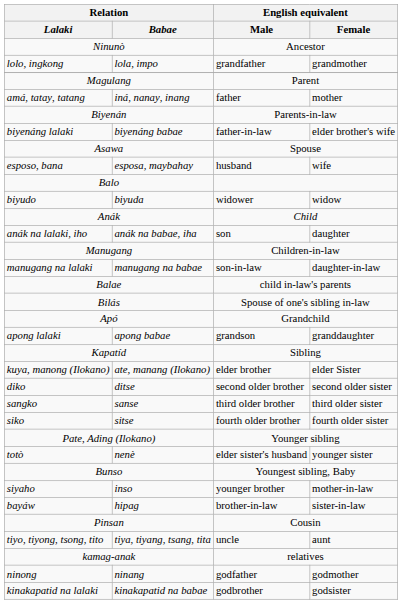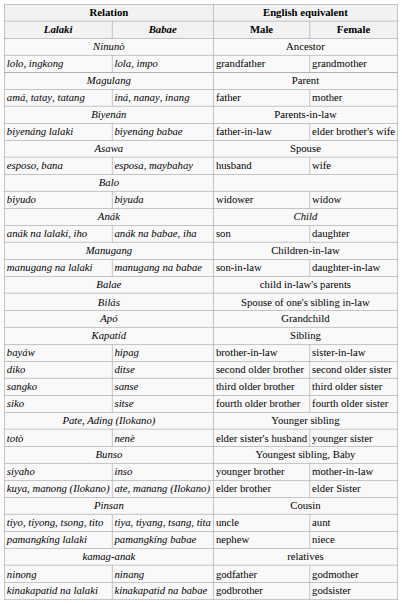- row: (34, 336)
rows swapped: (58, 370) <-> (21, 506)
+ row: (47, 540)
